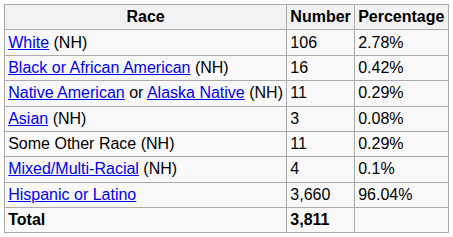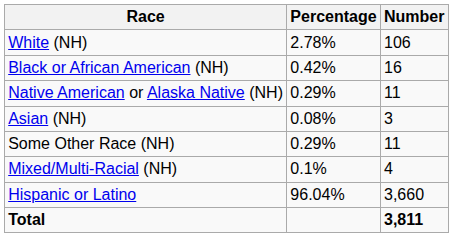columns swapped: (321, 17) <-> (401, 17)
